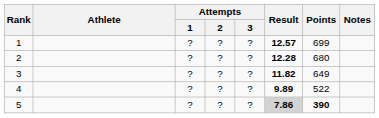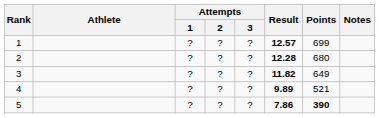(321, 89) 522 -> (321, 89) 521
(284, 105) lightgrey background -> (284, 105) no background
